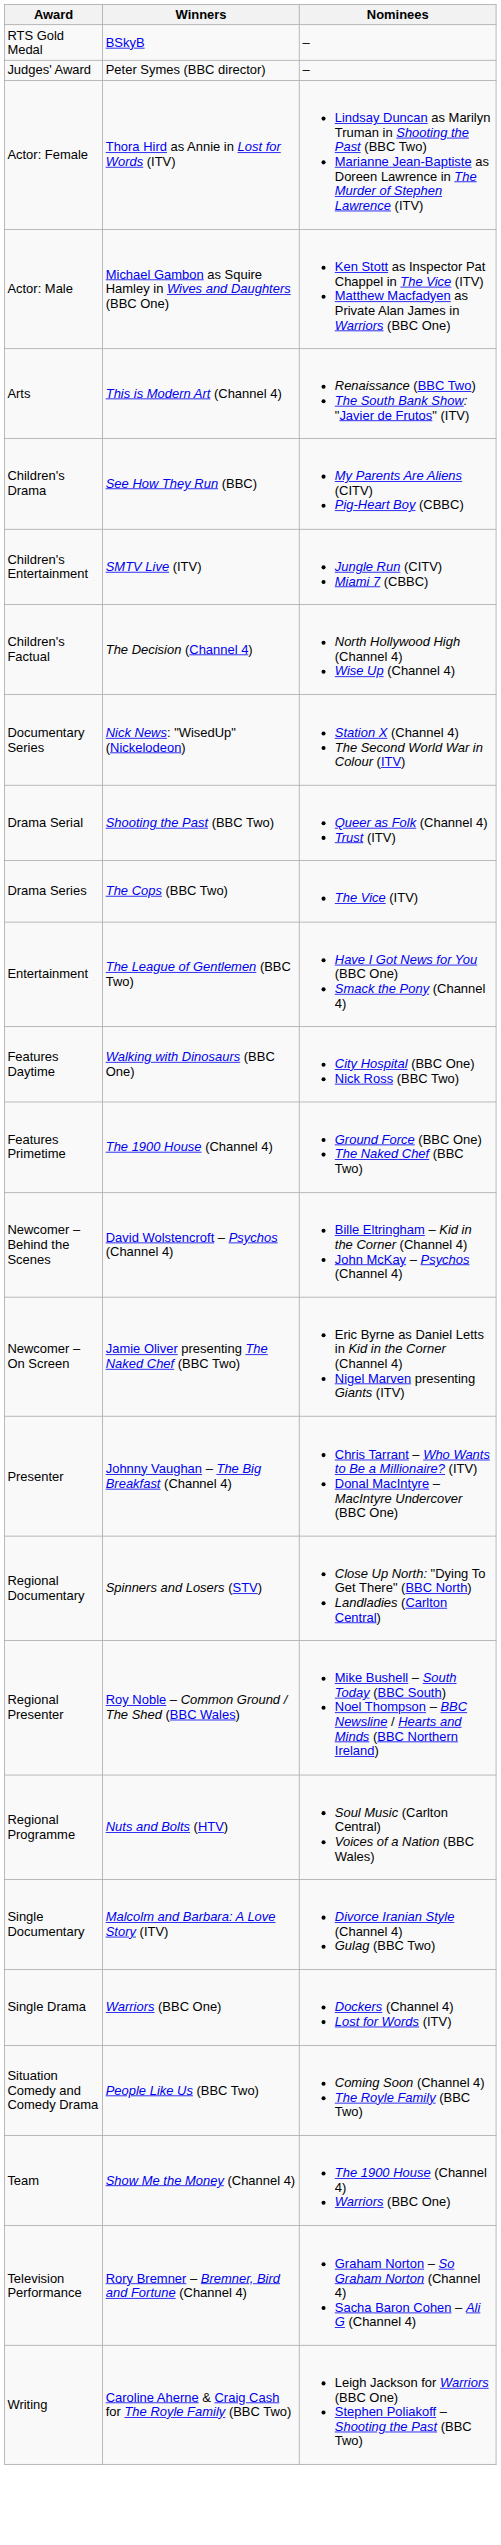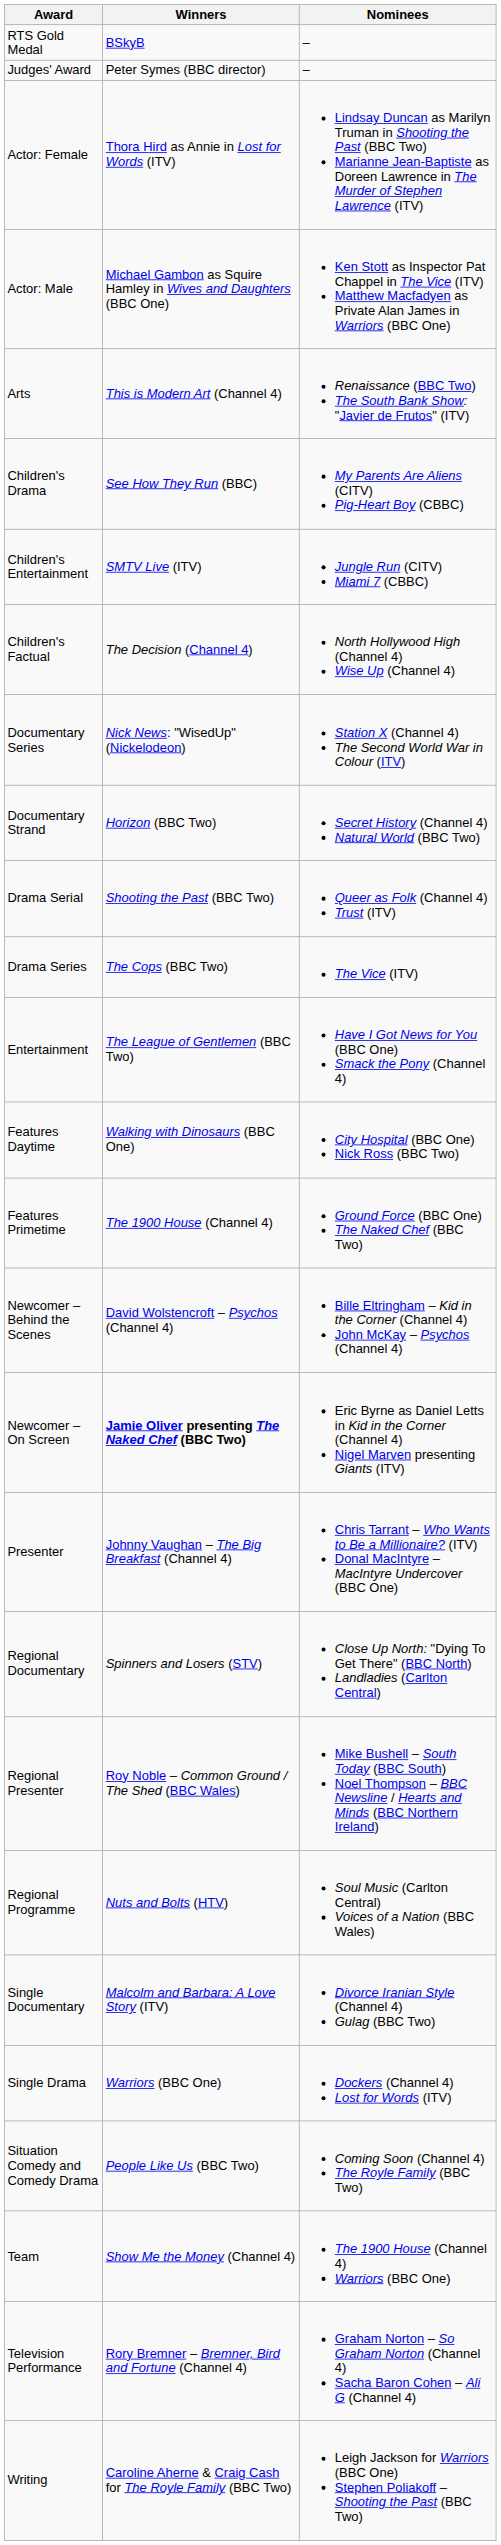+ row: (46, 822)
(187, 1356) normal -> (193, 1432) bold
